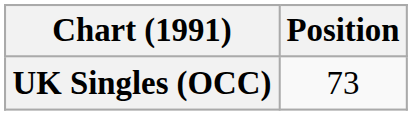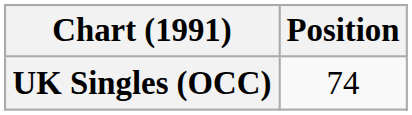(343, 82) 73 -> (343, 82) 74
